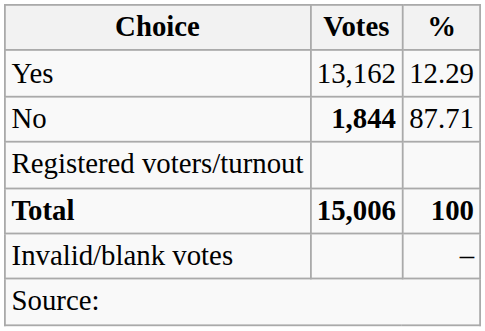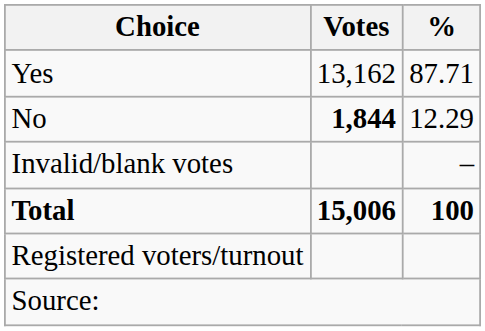(442, 73) 12.29 -> (442, 73) 87.71
(442, 118) 87.71 -> (442, 118) 12.29
rows swapped: (122, 255) <-> (158, 164)
